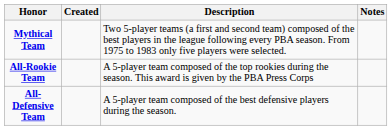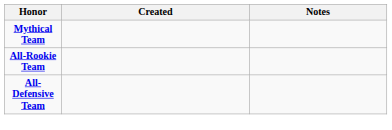- column: (229, 12)
